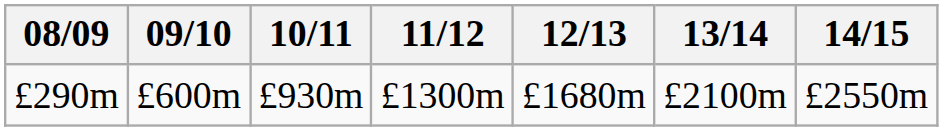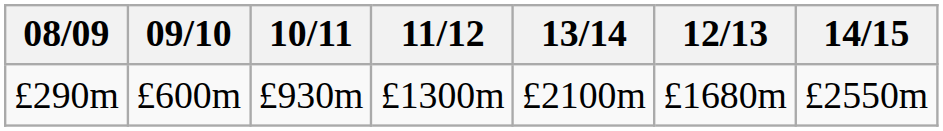columns swapped: (584, 34) <-> (725, 34)
